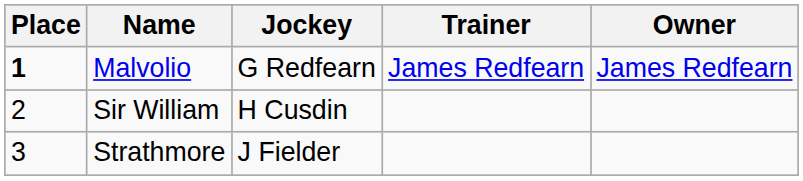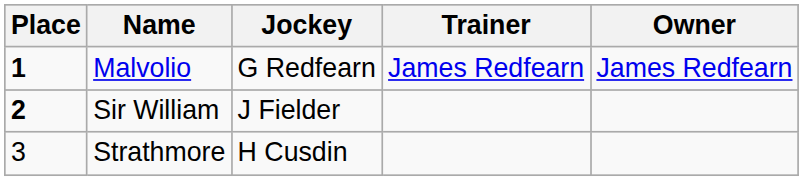(18, 110) normal -> (18, 110) bold
(293, 110) H Cusdin -> (289, 110) J Fielder
(289, 152) J Fielder -> (293, 152) H Cusdin
